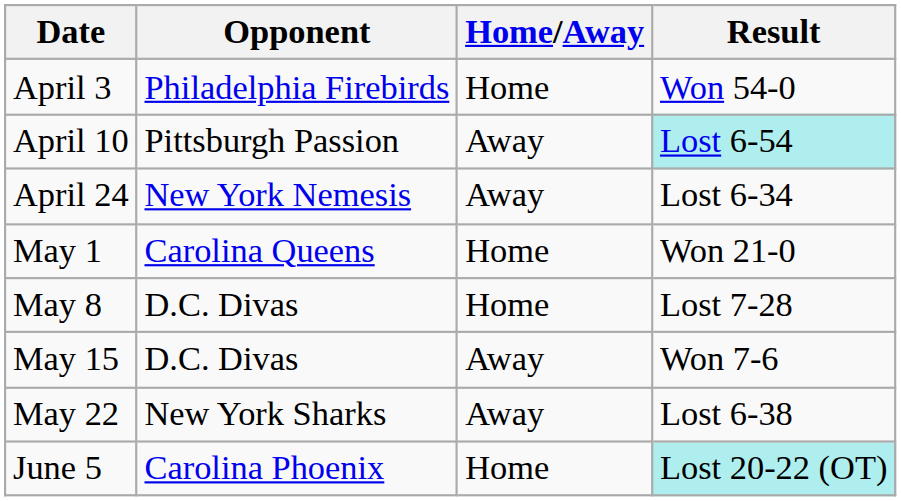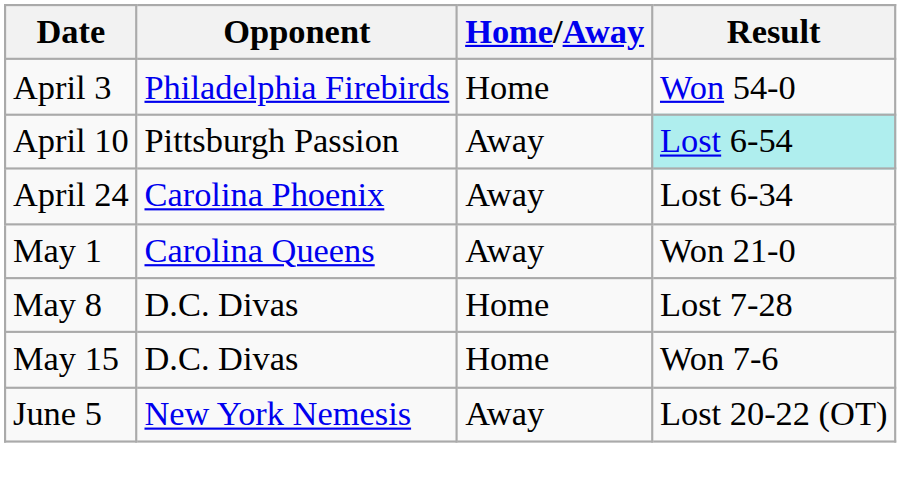(278, 195) New York Nemesis -> (264, 195) Carolina Phoenix
(507, 250) Home -> (505, 250) Away
(505, 359) Away -> (507, 359) Home
- row: (66, 413)
(264, 468) Carolina Phoenix -> (278, 413) New York Nemesis
(507, 468) Home -> (505, 413) Away
(774, 468) paleturquoise background -> (774, 413) no background
